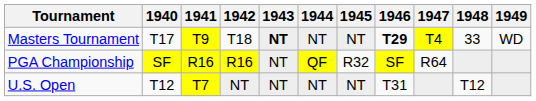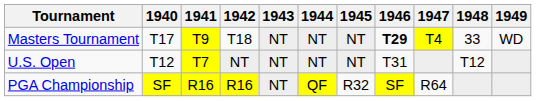(278, 39) bold -> (278, 39) normal
rows swapped: (42, 85) <-> (71, 62)
